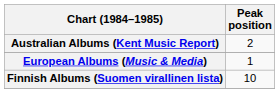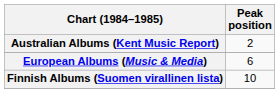(250, 61) 1 -> (250, 61) 6
